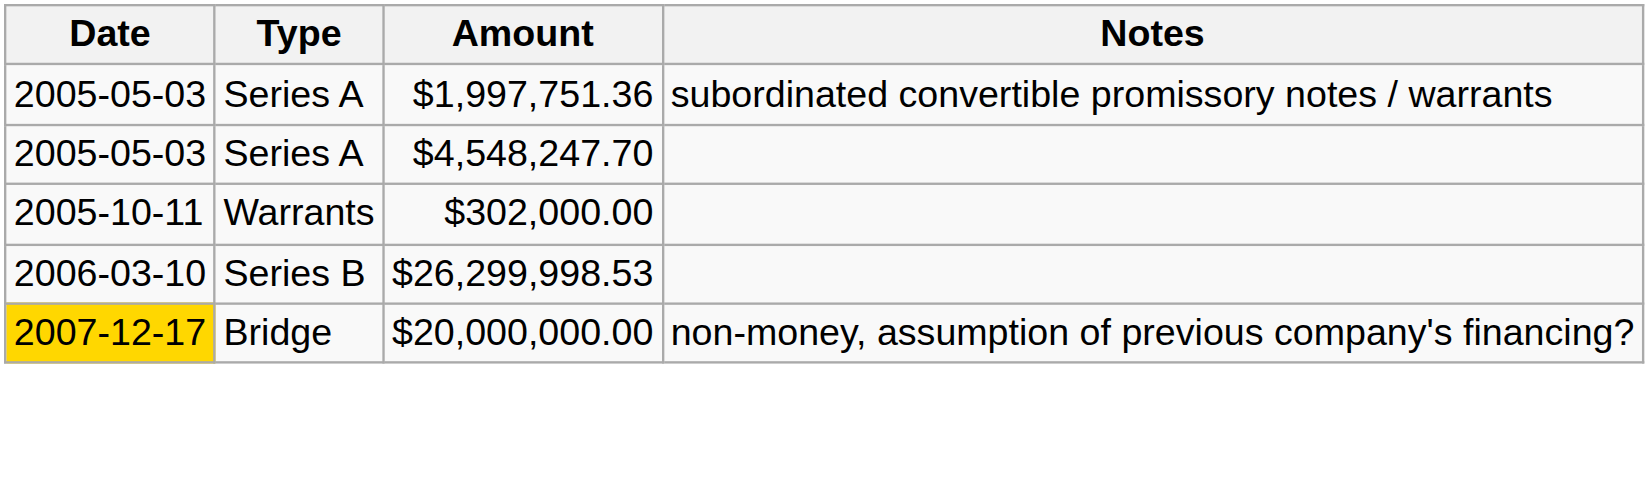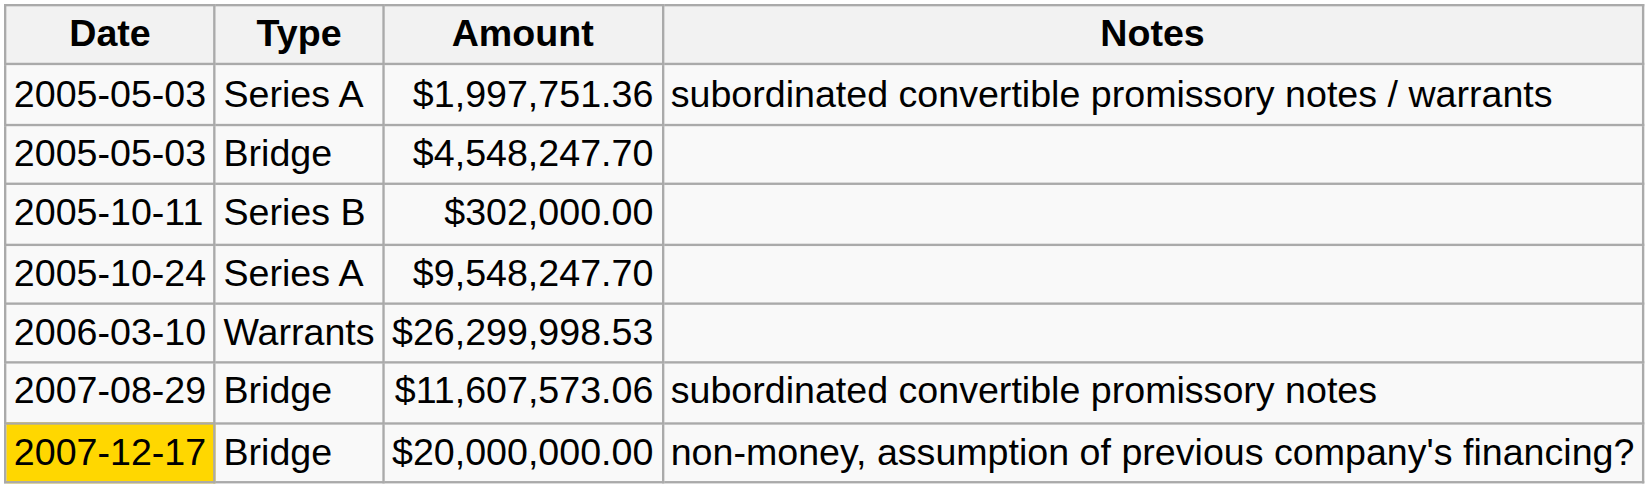(294, 153) Series A -> (278, 153) Bridge
(299, 213) Warrants -> (295, 213) Series B
+ row: (533, 272)
(295, 272) Series B -> (299, 332) Warrants
+ row: (524, 392)
